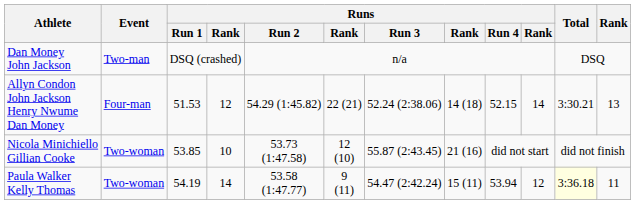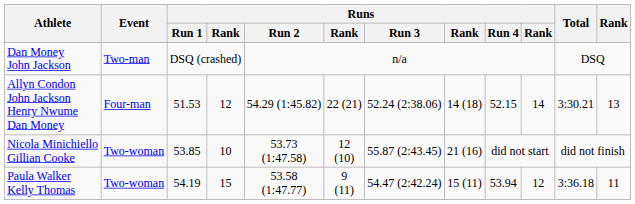(226, 183) 14 -> (226, 183) 15
(576, 183) lightyellow background -> (576, 183) no background
